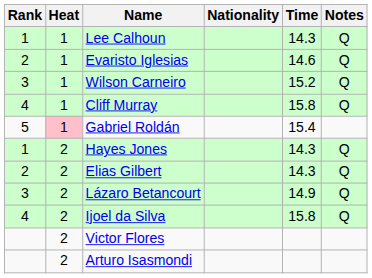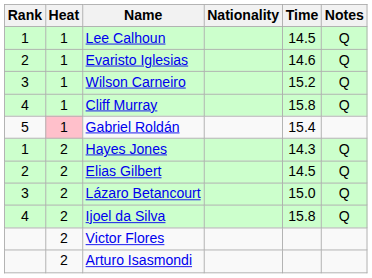(302, 37) 14.3 -> (302, 37) 14.5
(302, 171) 14.3 -> (302, 171) 14.5
(302, 194) 14.9 -> (302, 194) 15.0
